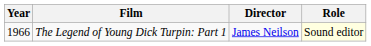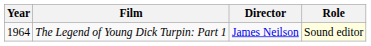(19, 31) 1966 -> (19, 31) 1964
